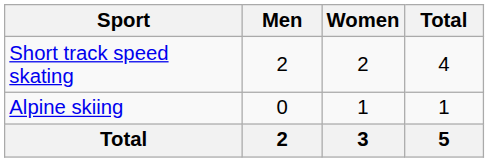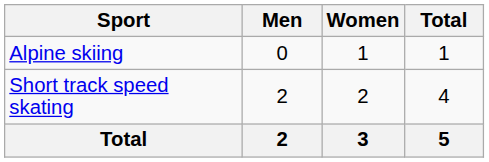rows swapped: (66, 107) <-> (89, 64)
